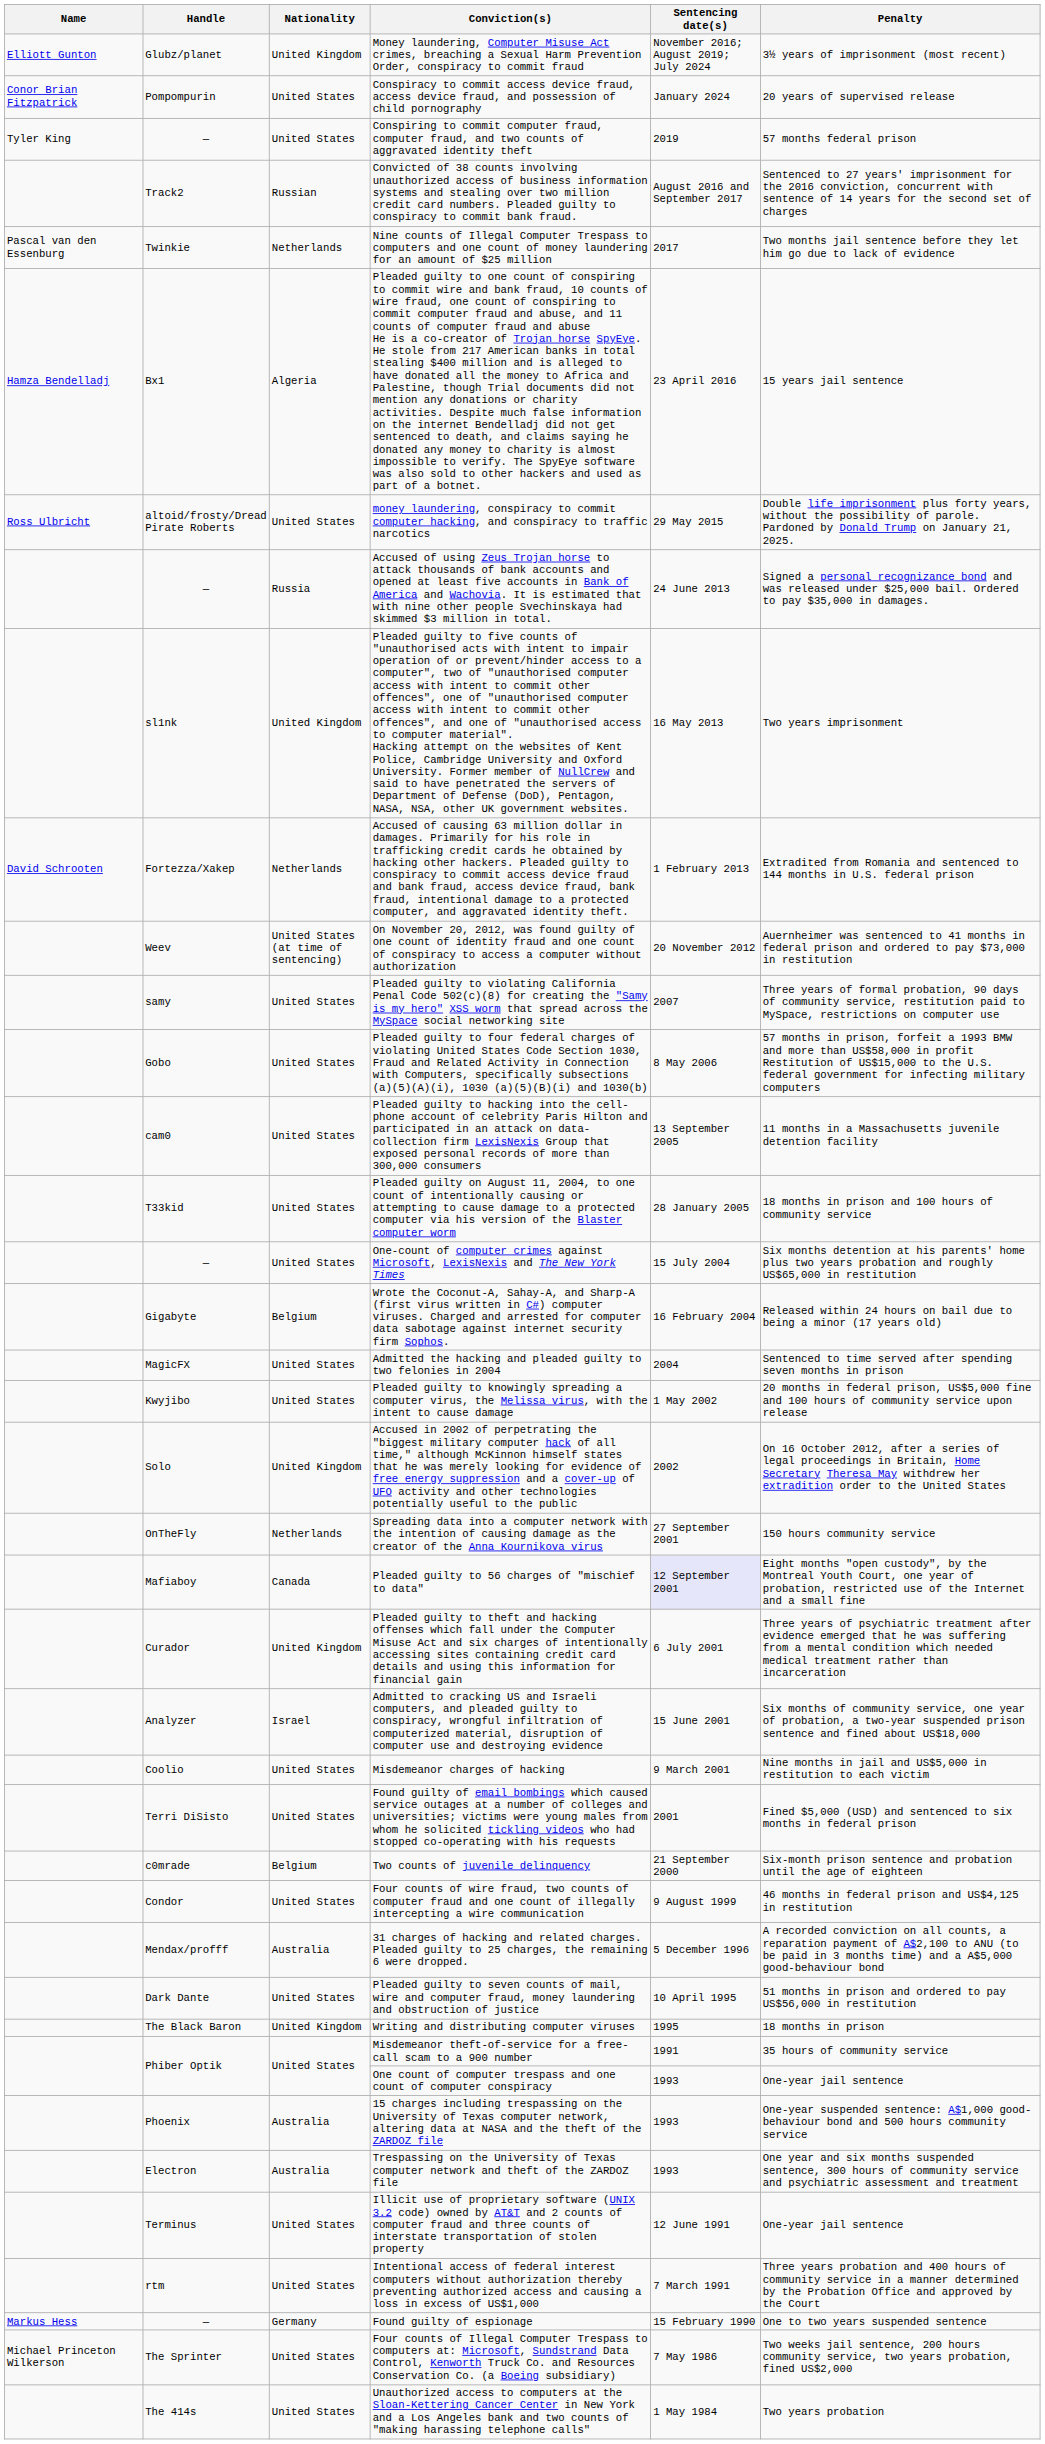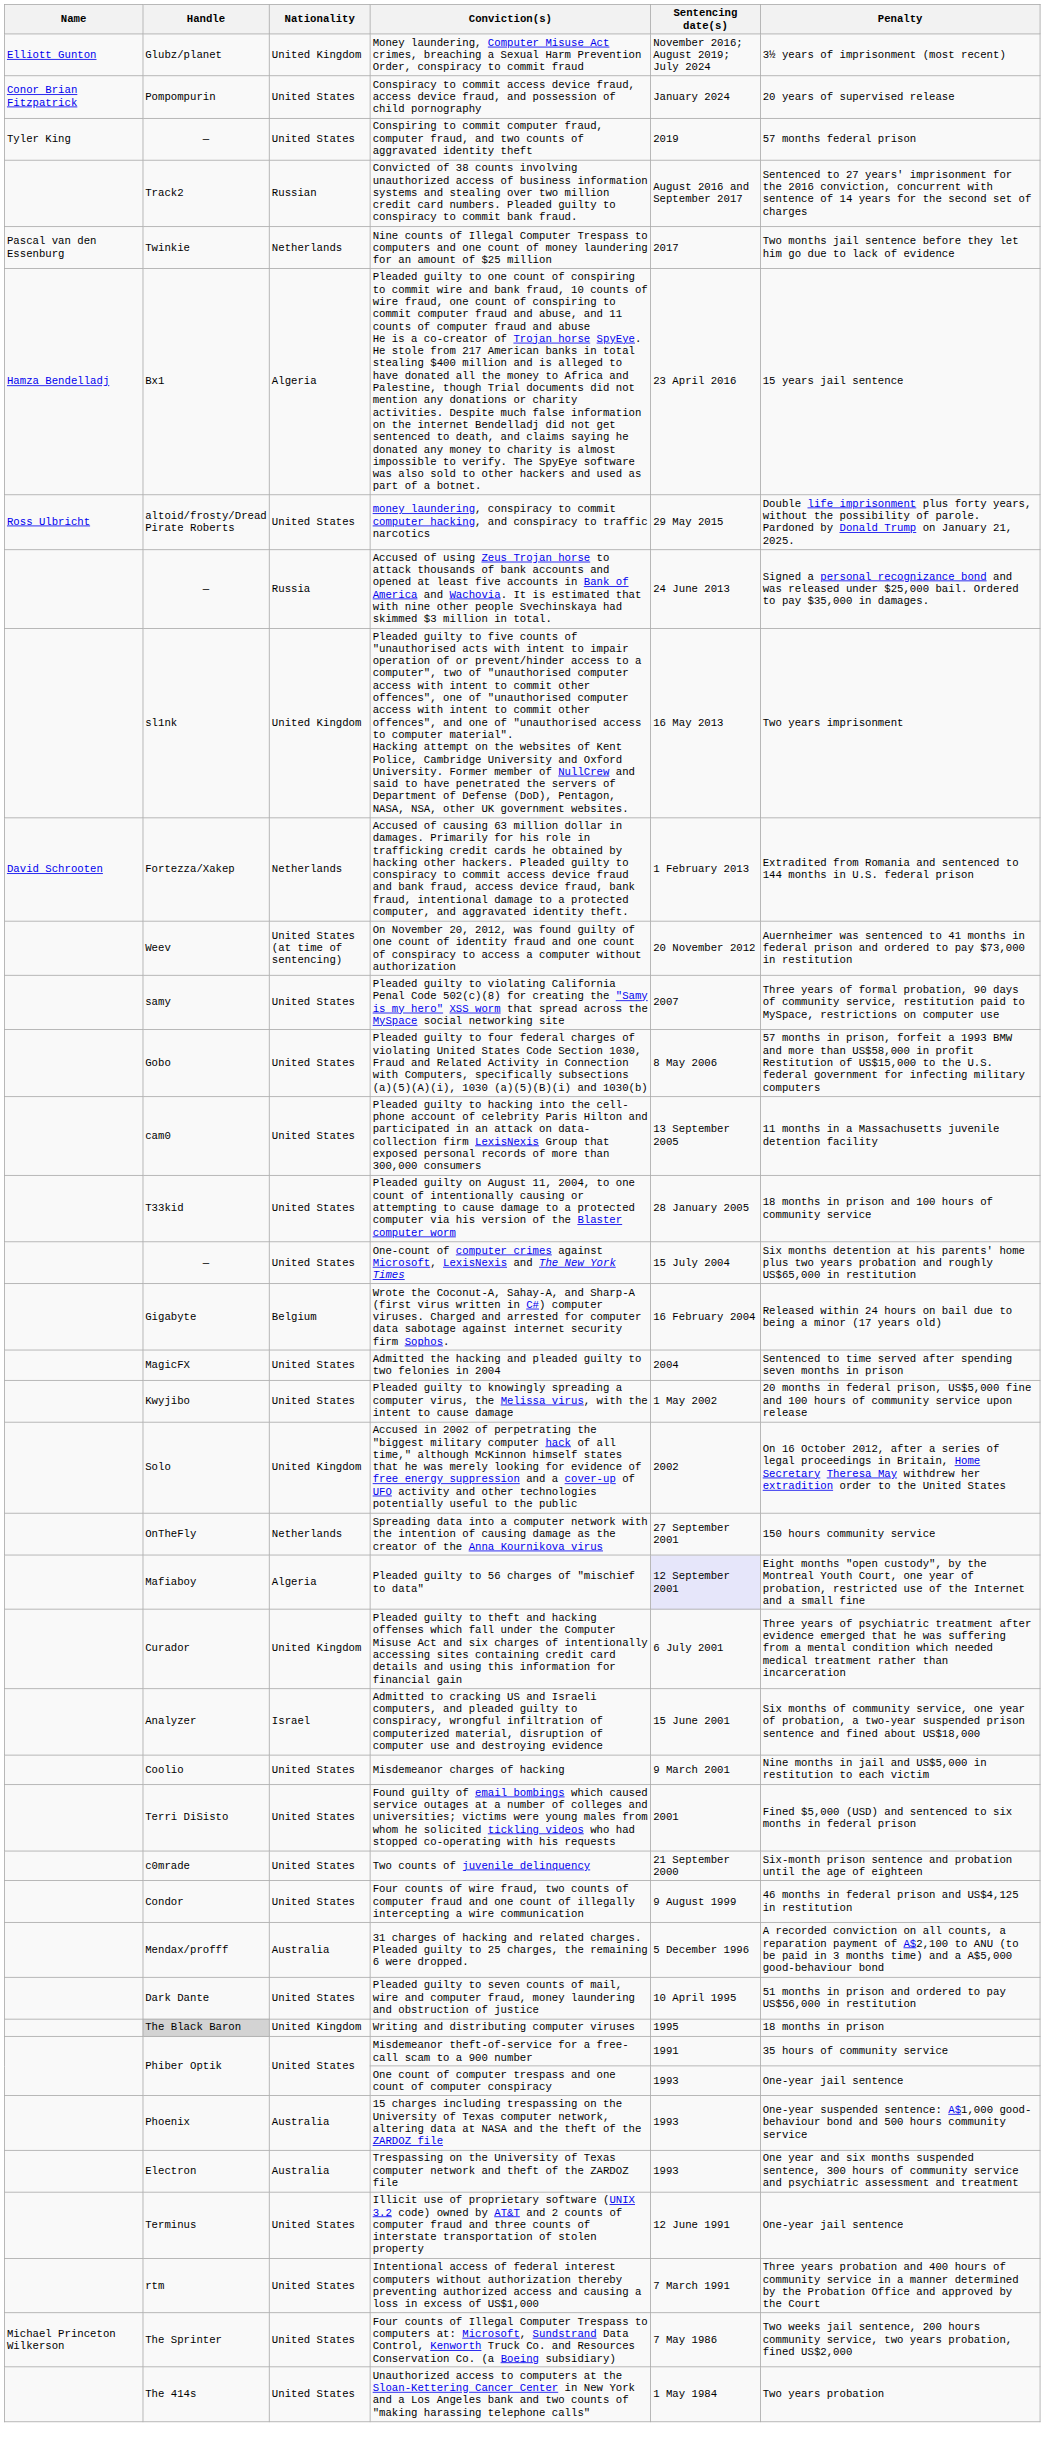(291, 1582) Canada -> (294, 1582) Algeria
(294, 1866) Belgium -> (313, 1866) United States
(193, 2028) no background -> (193, 2028) lightgrey background
- row: (453, 2321)
